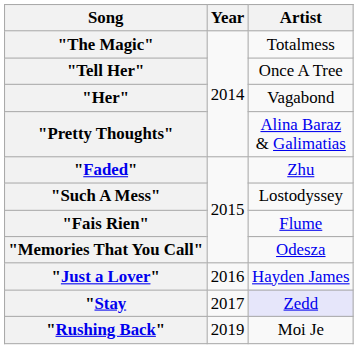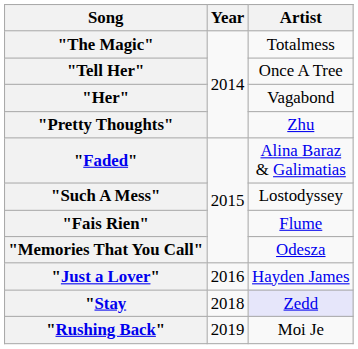(301, 133) Alina Baraz & Galimatias -> (301, 124) Zhu
(301, 169) Zhu -> (301, 160) Alina Baraz & Galimatias
(228, 303) 2017 -> (228, 303) 2018
